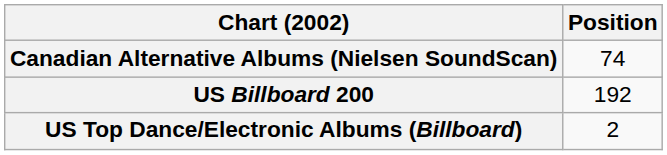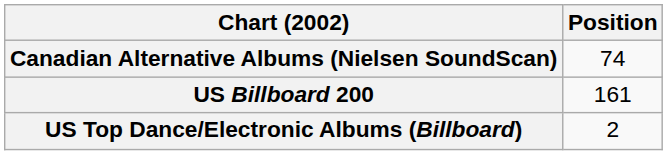(613, 94) 192 -> (613, 94) 161
